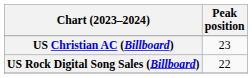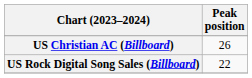(225, 45) 23 -> (225, 45) 26
